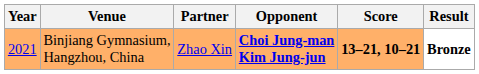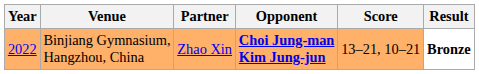(22, 49) 2021 -> (22, 49) 2022
(381, 49) bold -> (381, 49) normal
